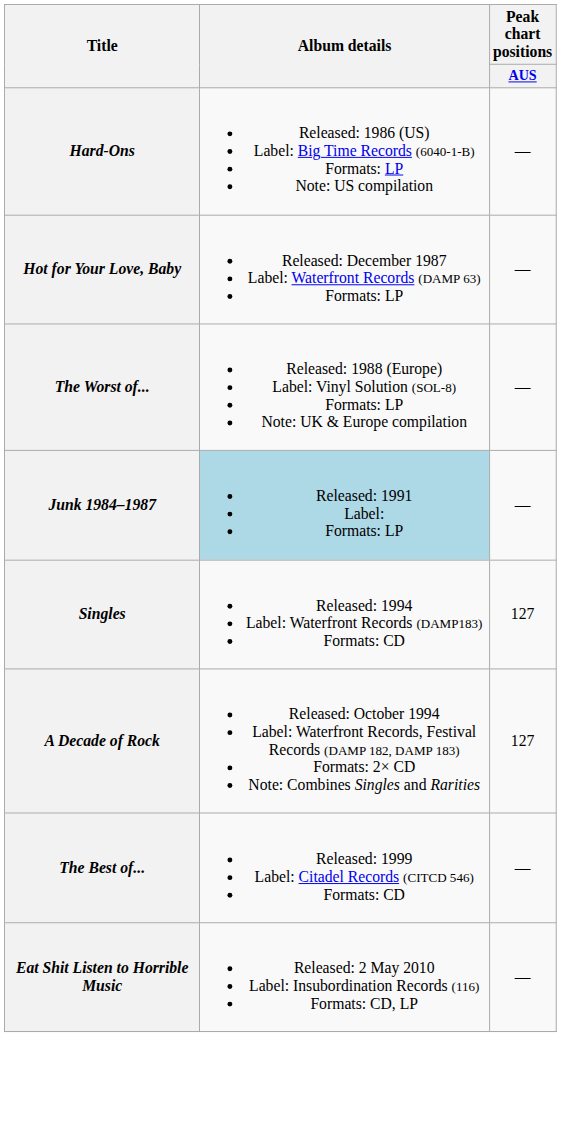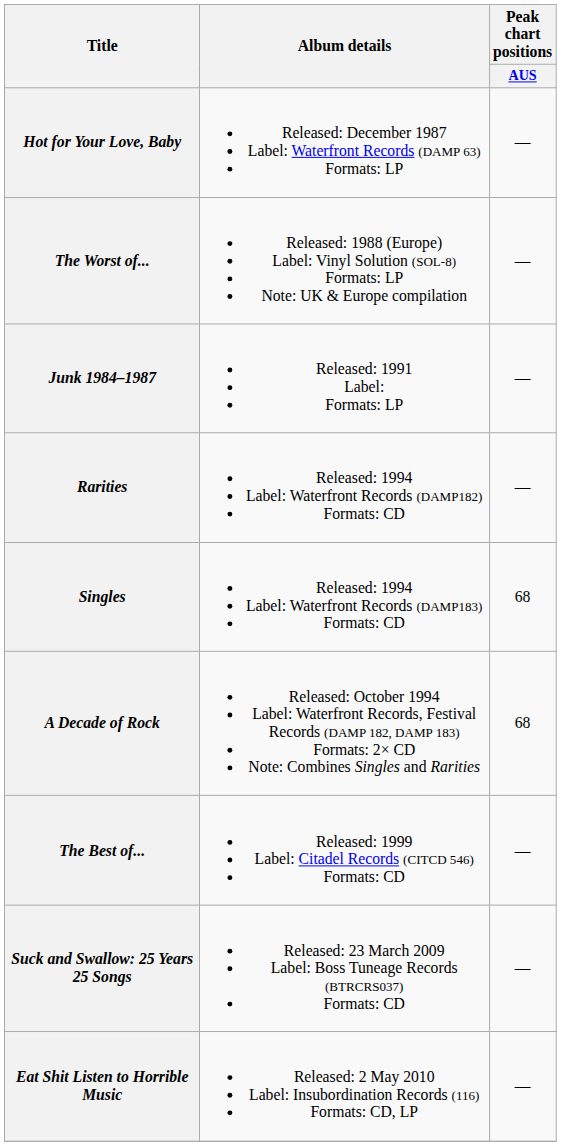- row: (102, 151)
(345, 514) lightblue background -> (345, 387) no background
+ row: (102, 487)
(523, 614) 127 -> (523, 596) 68
(523, 741) 127 -> (523, 723) 68
+ row: (102, 968)
